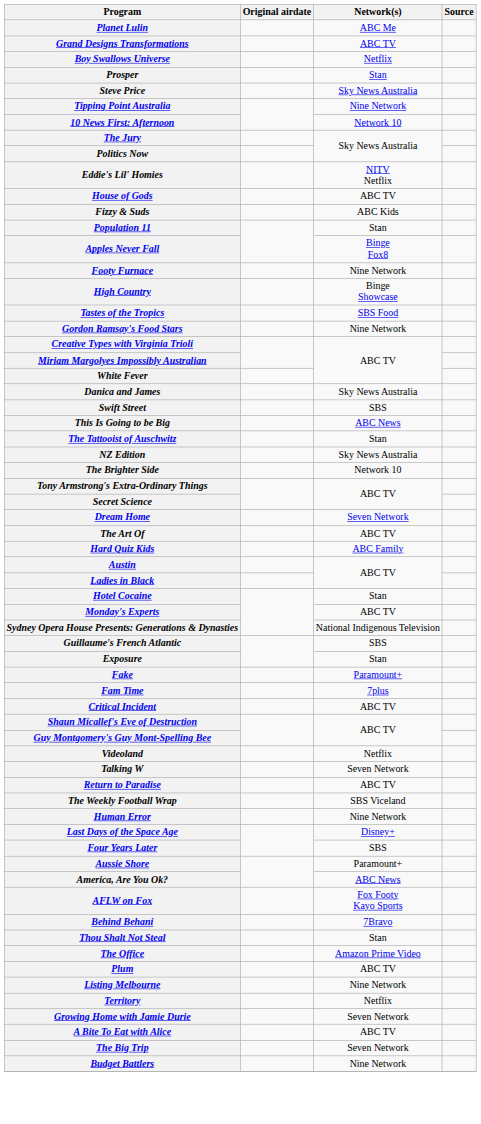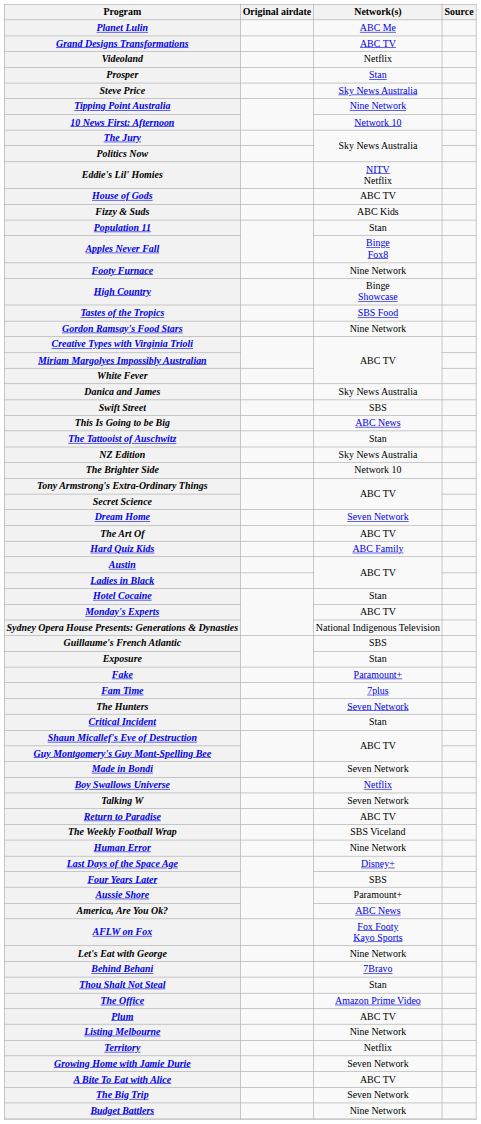rows swapped: (122, 59) <-> (122, 753)
+ row: (122, 706)
(378, 706) ABC TV -> (378, 722) Stan
+ row: (122, 769)
+ row: (122, 953)
